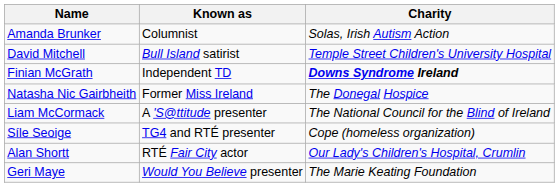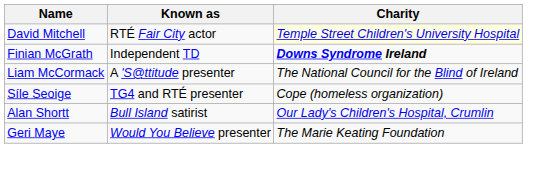- row: (54, 34)
(191, 53) Bull Island satirist -> (163, 34) RTÉ Fair City actor
(430, 53) no background -> (398, 34) lightyellow background
- row: (72, 93)
(195, 152) RTÉ Fair City actor -> (159, 113) Bull Island satirist
